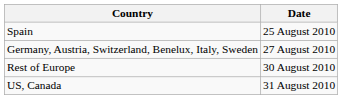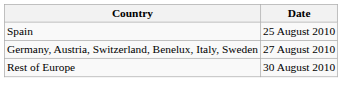- row: (34, 85)
